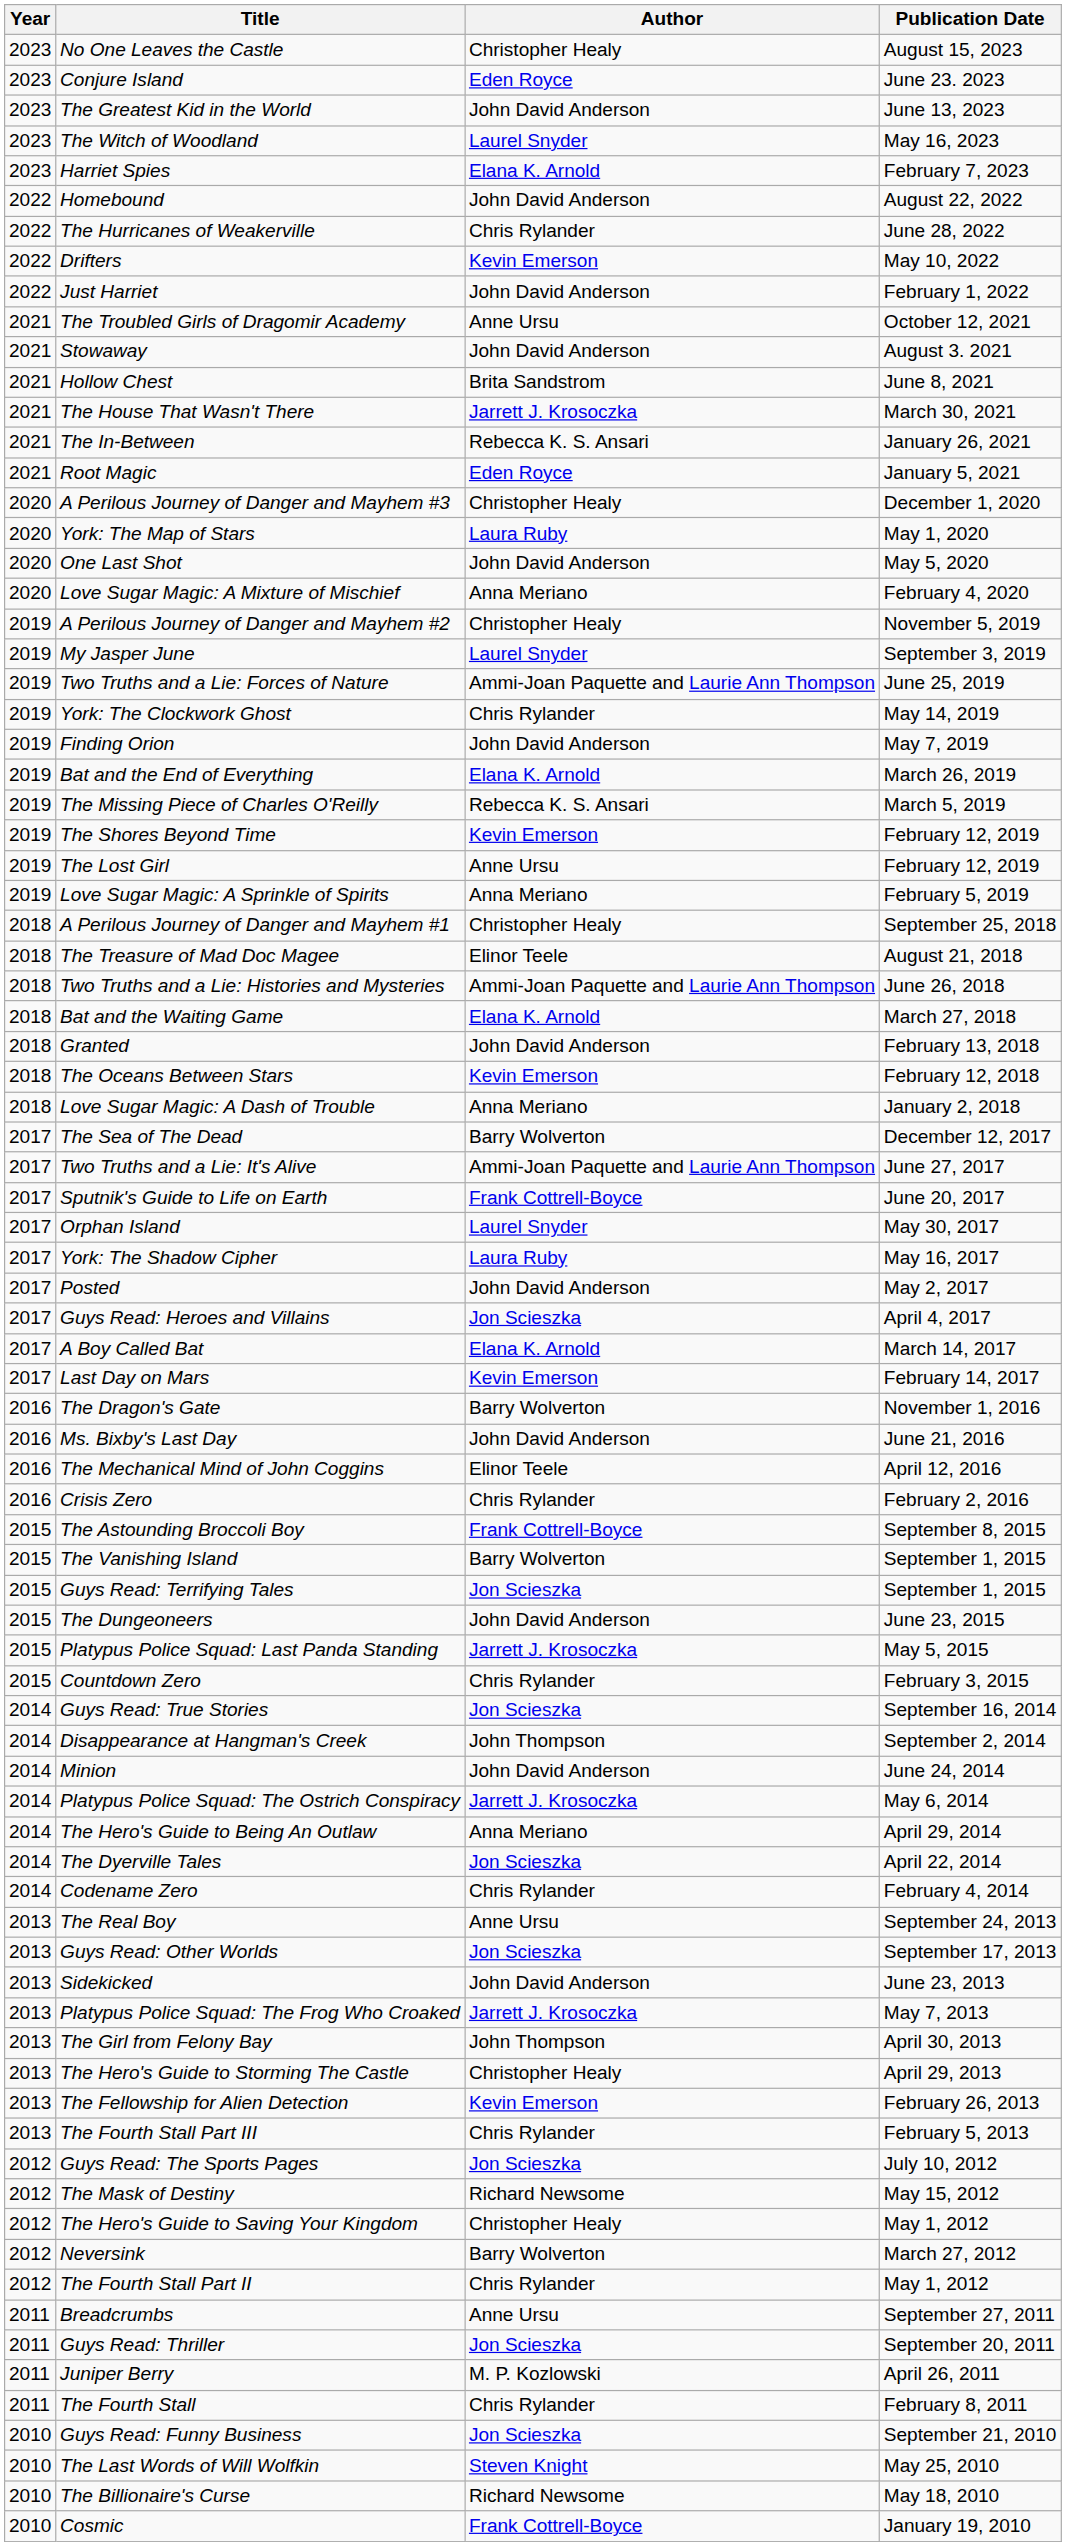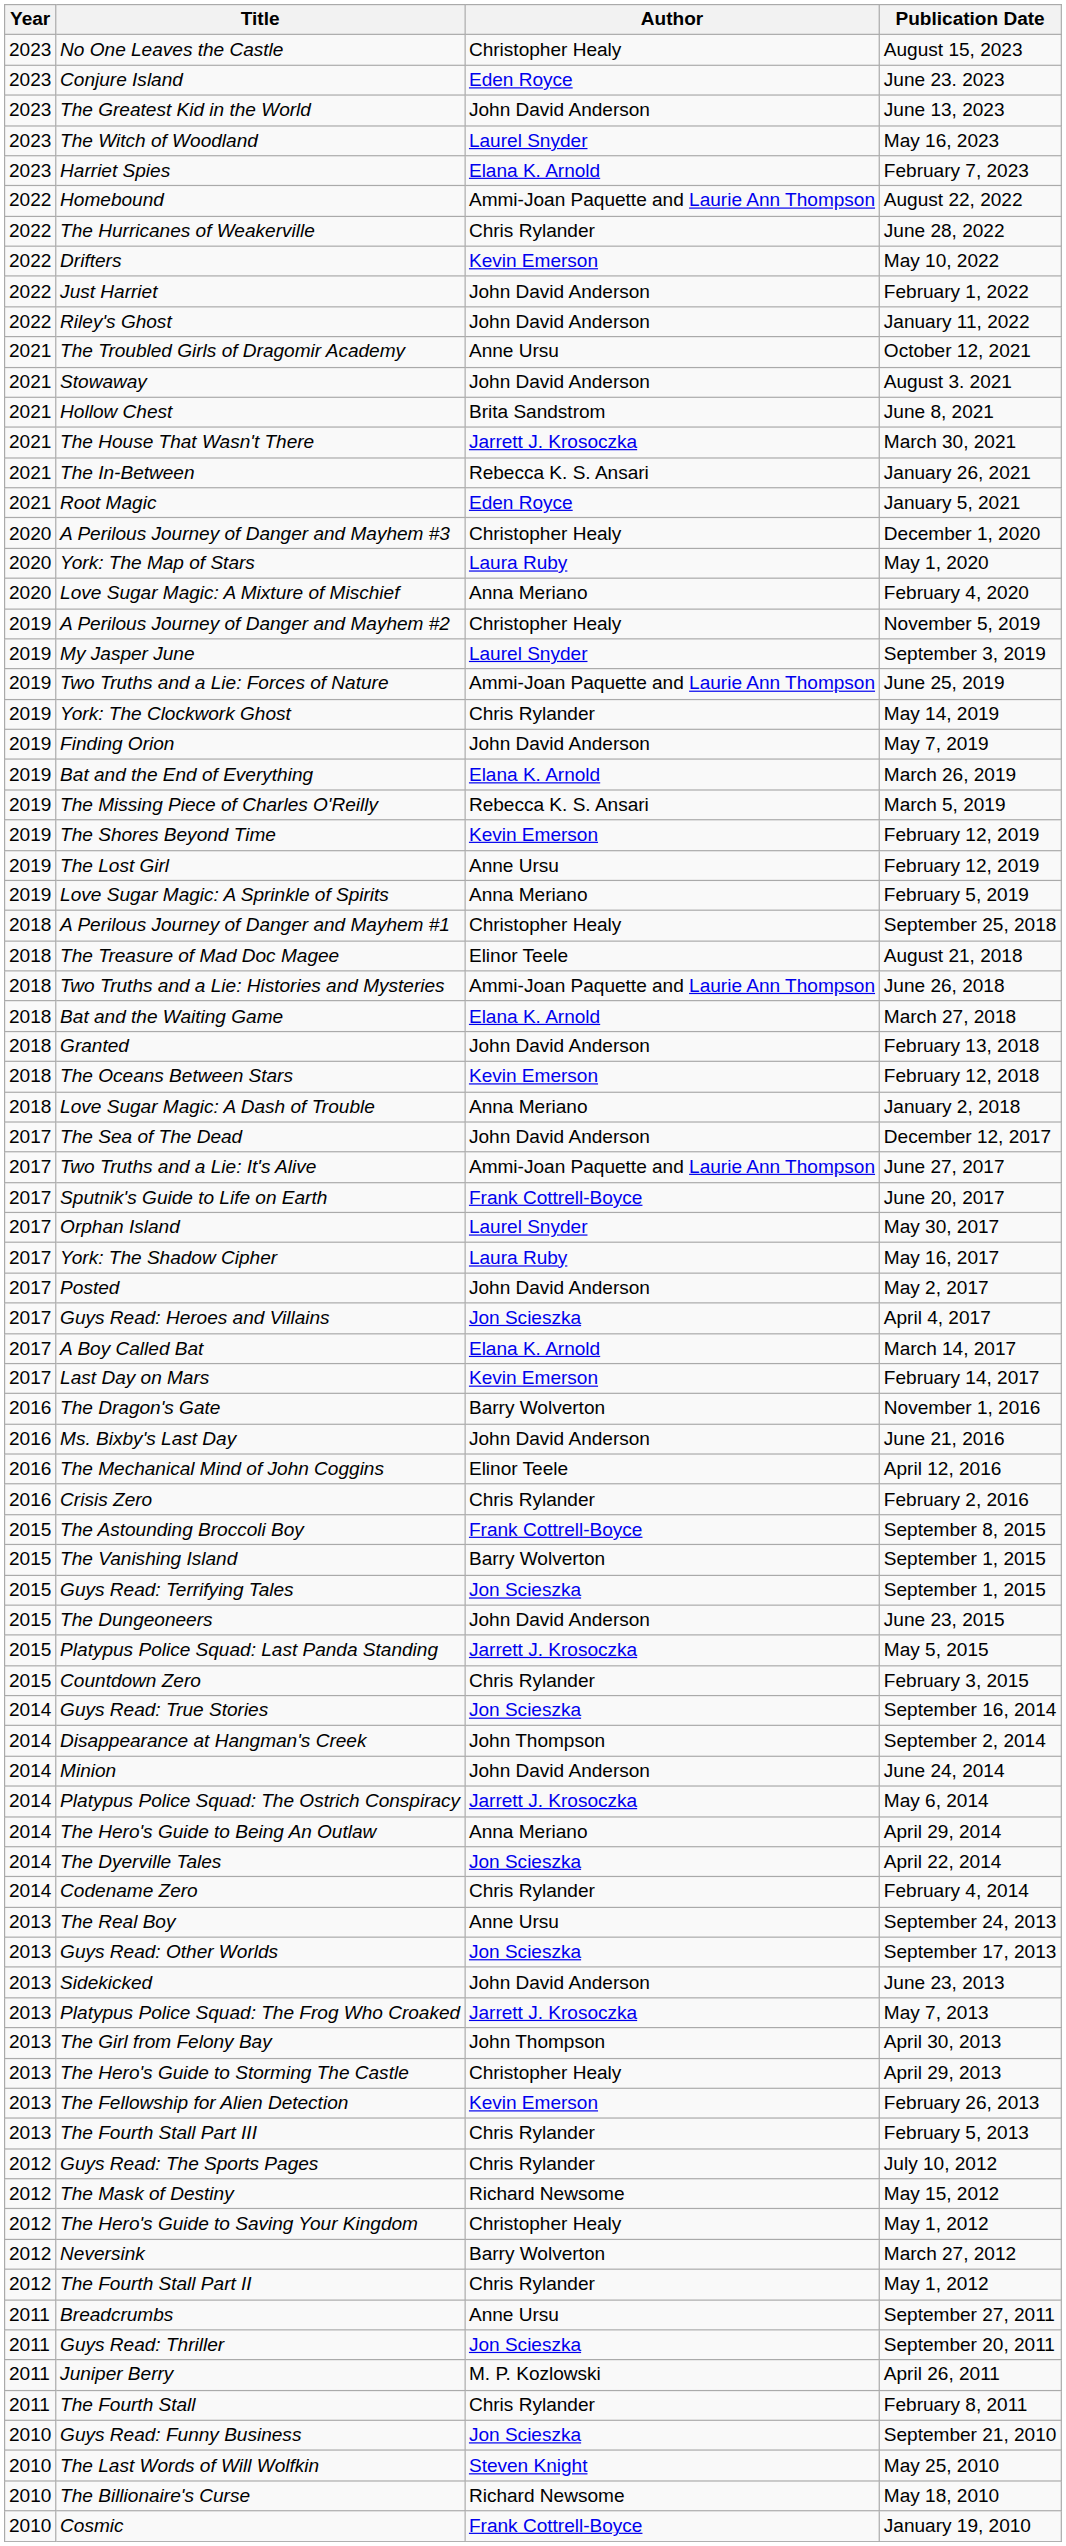(559, 200) John David Anderson -> (672, 200) Ammi-Joan Paquette and Laurie Ann Thompson
+ row: (116, 321)
- row: (121, 563)
(537, 1136) Barry Wolverton -> (559, 1136) John David Anderson
(525, 2163) Jon Scieszka -> (532, 2163) Chris Rylander
